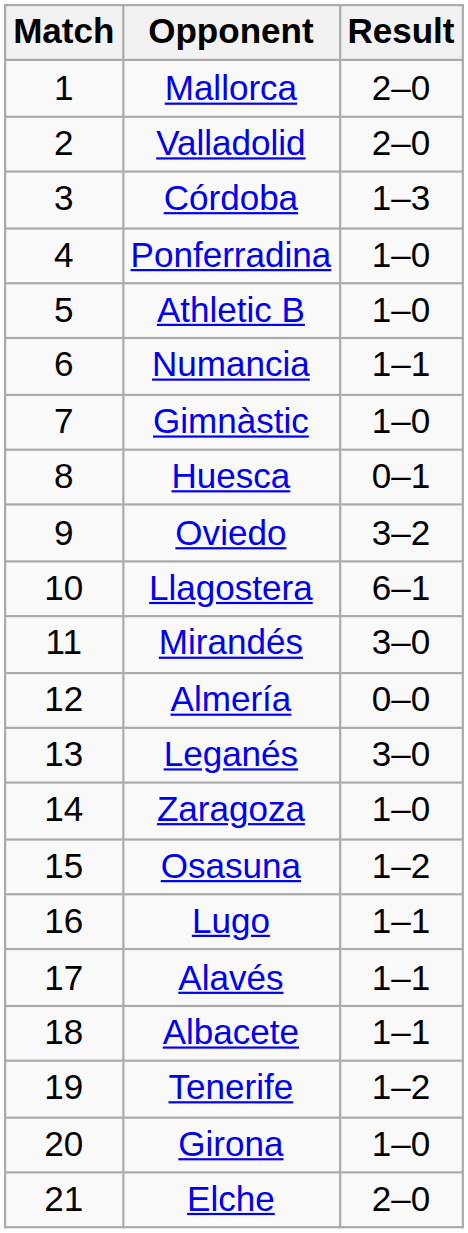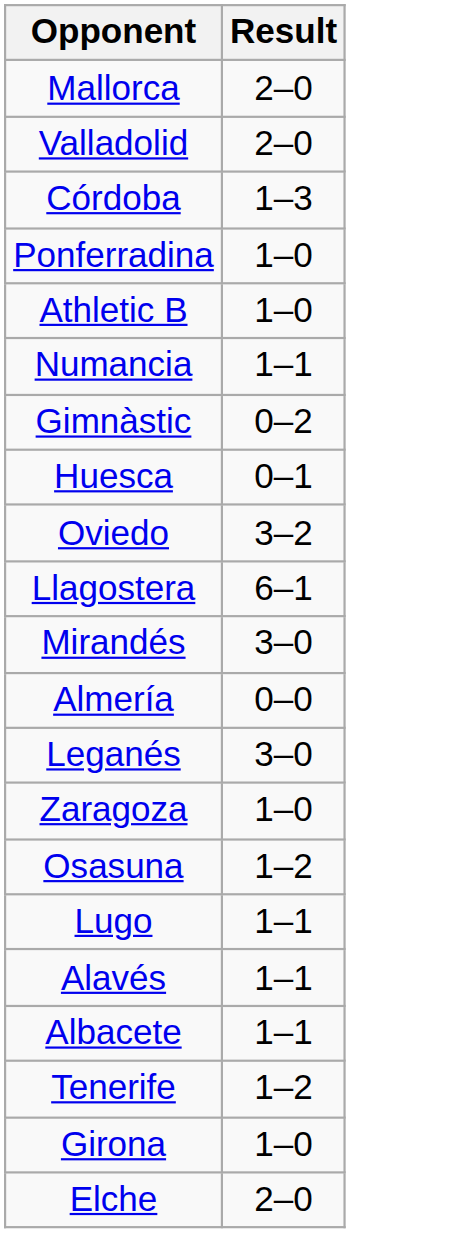- column: (64, 32)
(401, 421) 1–0 -> (284, 421) 0–2
